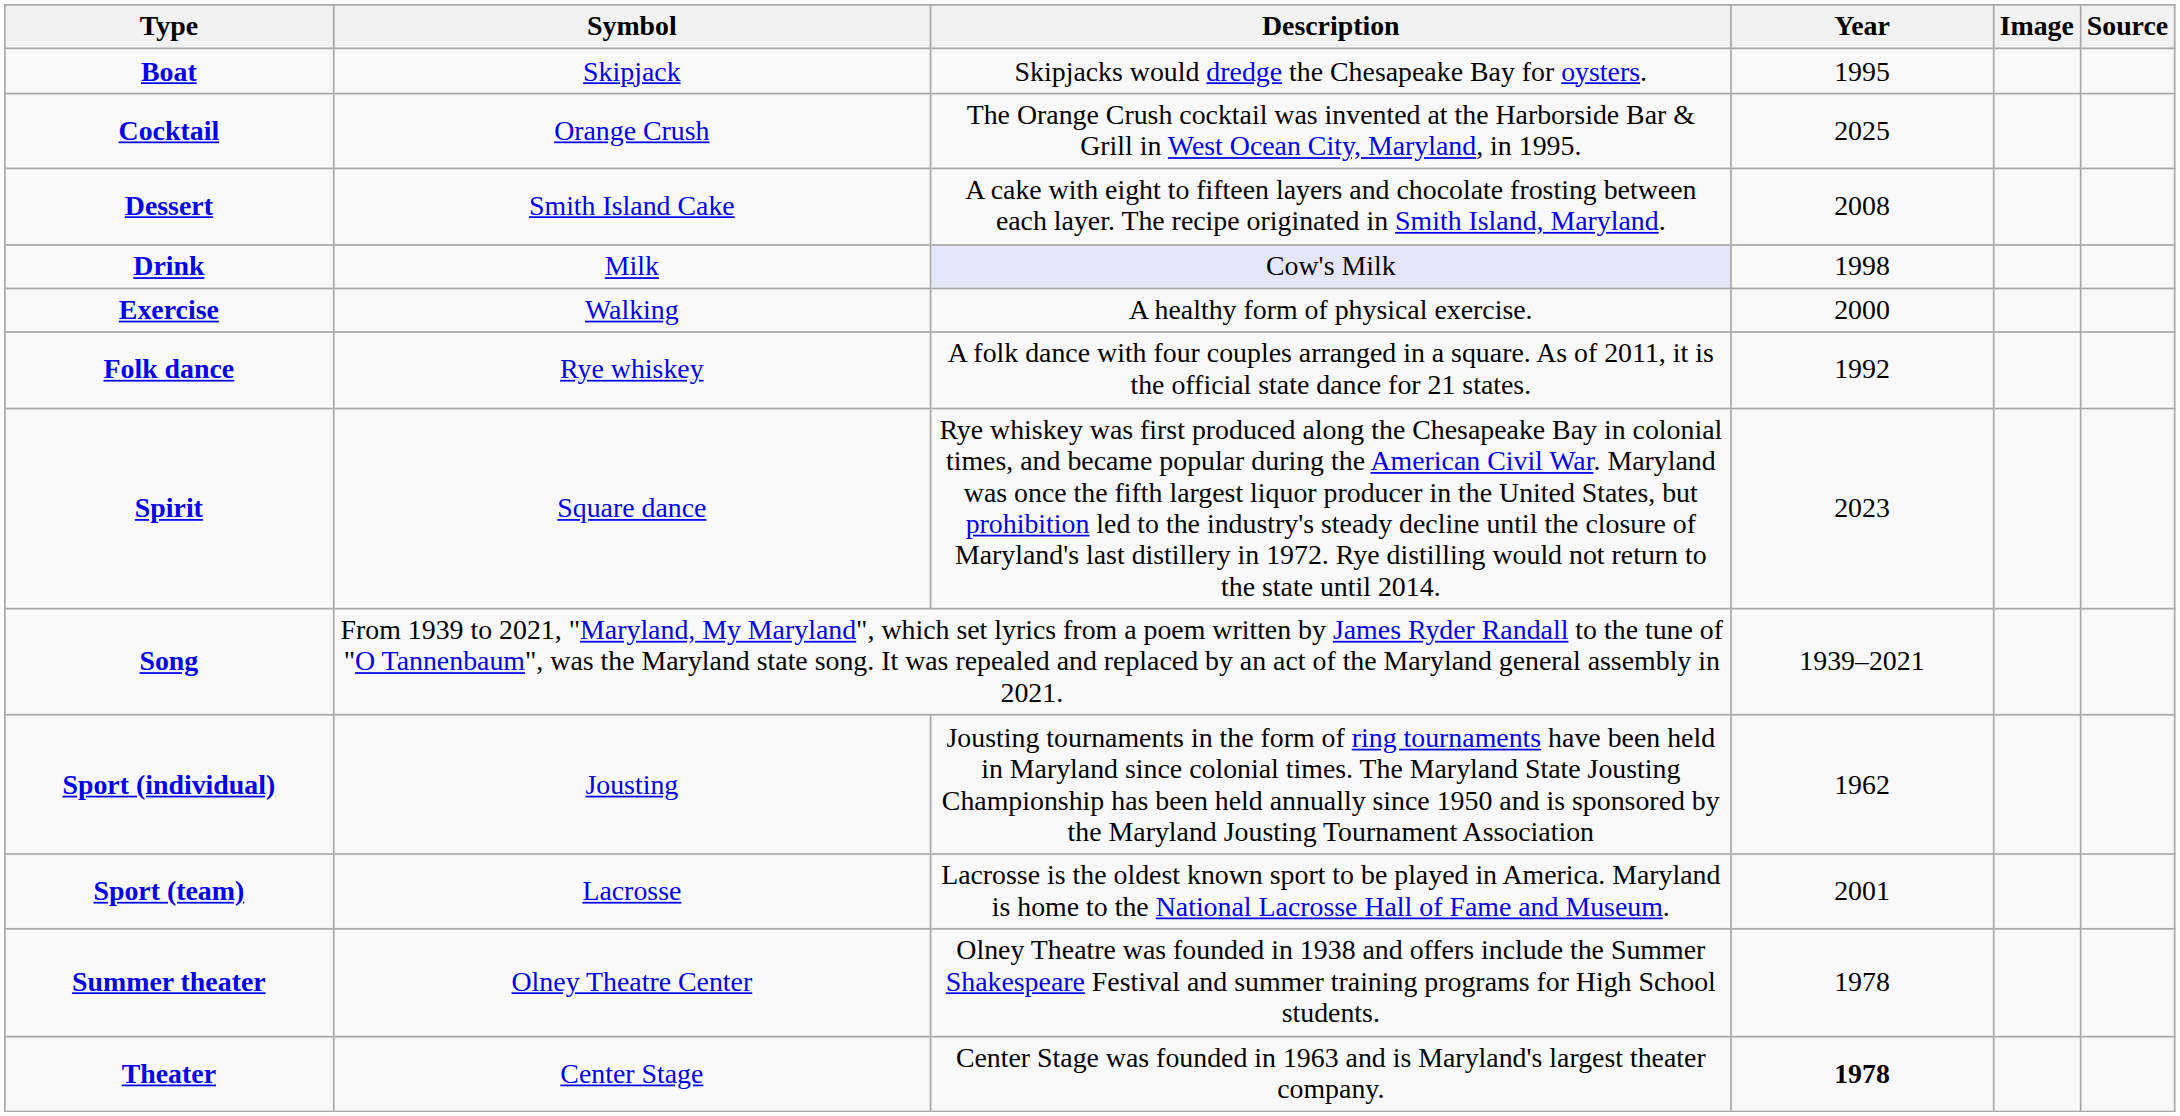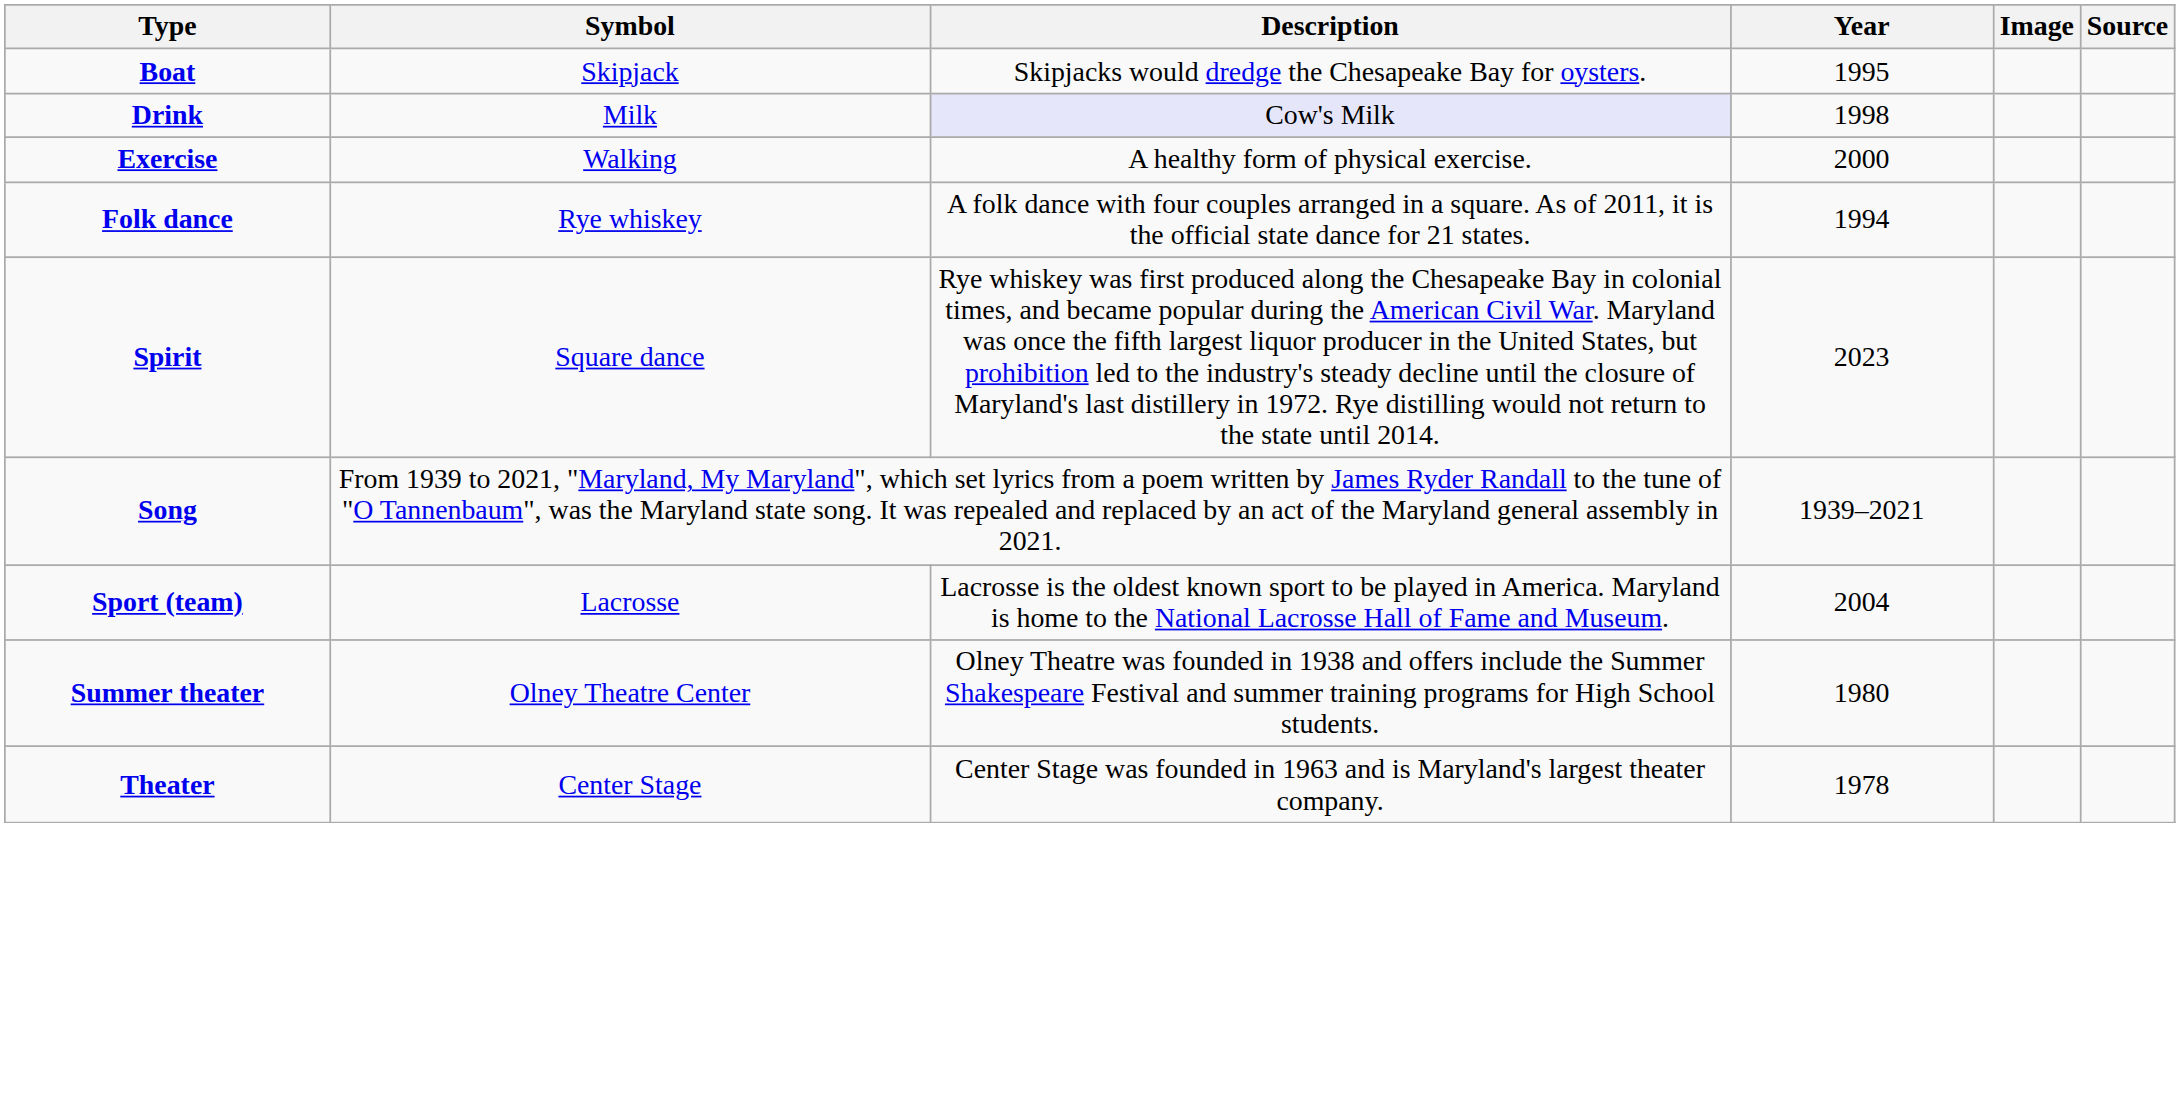- row: (169, 130)
- row: (169, 206)
(1862, 369) 1992 -> (1862, 218) 1994
- row: (169, 784)
(1862, 890) 2001 -> (1862, 601) 2004
(1862, 982) 1978 -> (1862, 692) 1980
(1862, 1073) bold -> (1862, 784) normal
